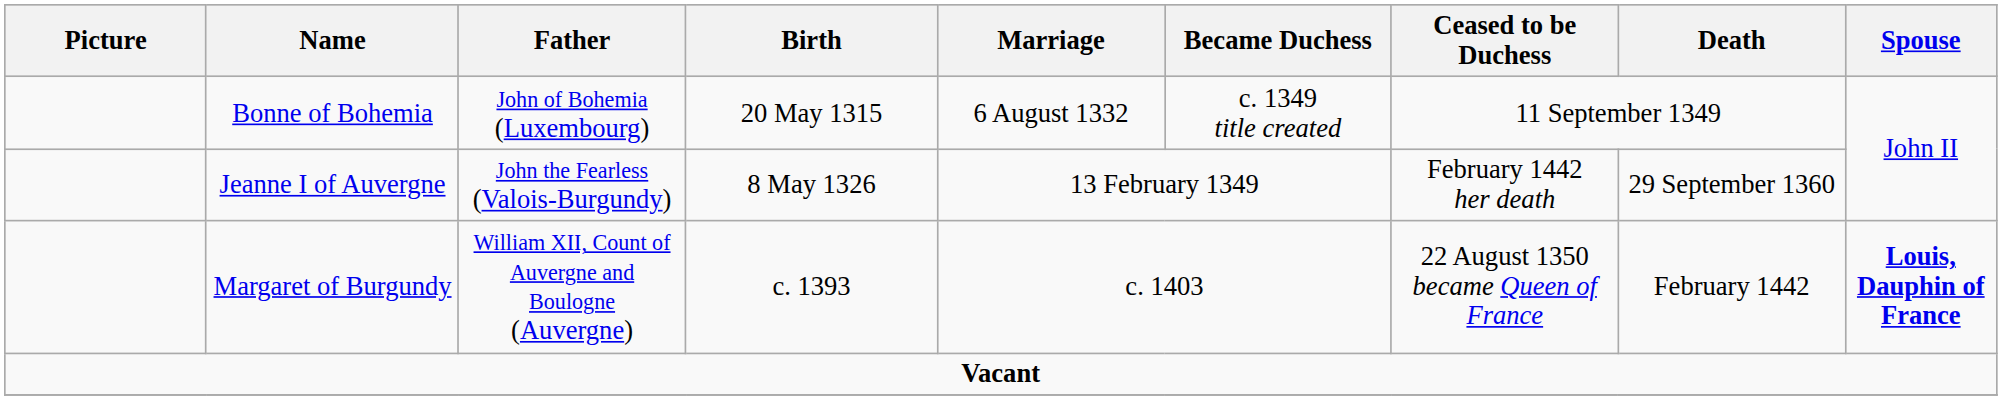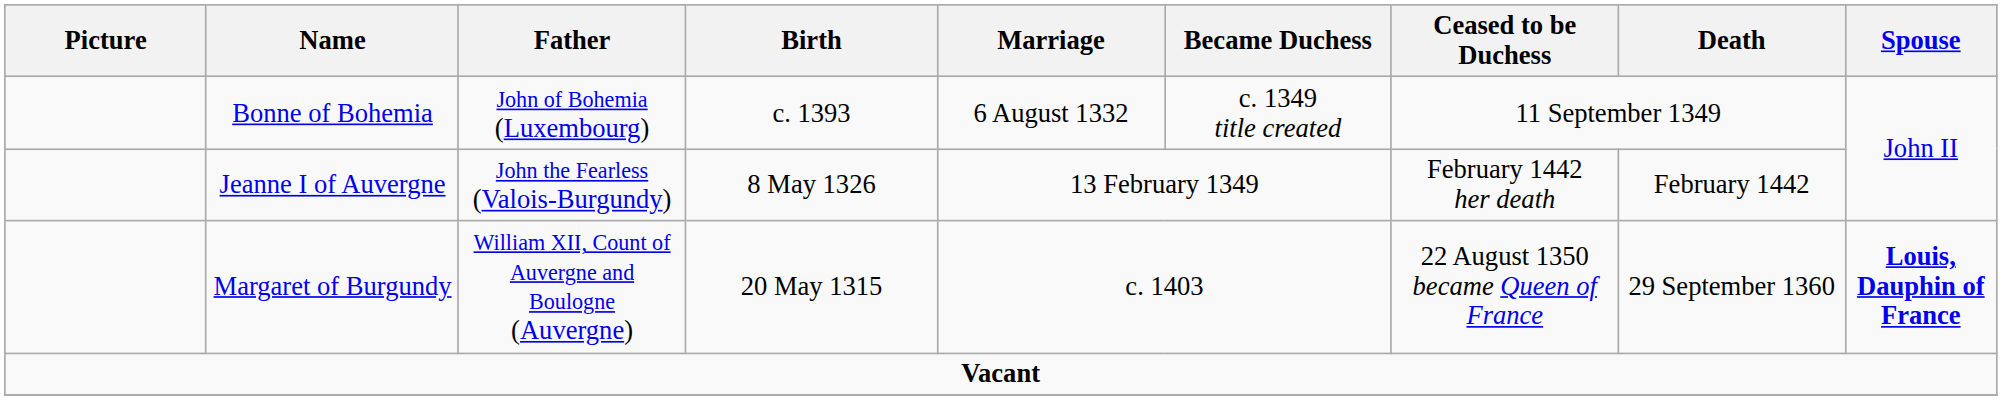(812, 112) 20 May 1315 -> (812, 112) c. 1393
(1732, 184) 29 September 1360 -> (1732, 184) February 1442
(812, 286) c. 1393 -> (812, 286) 20 May 1315
(1732, 286) February 1442 -> (1732, 286) 29 September 1360
